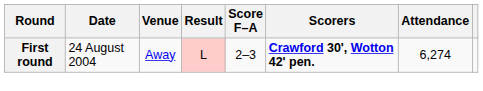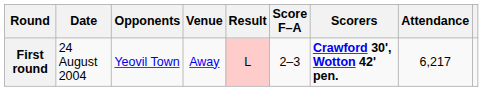+ column: (147, 21)
(435, 55) 6,274 -> (435, 62) 6,217
